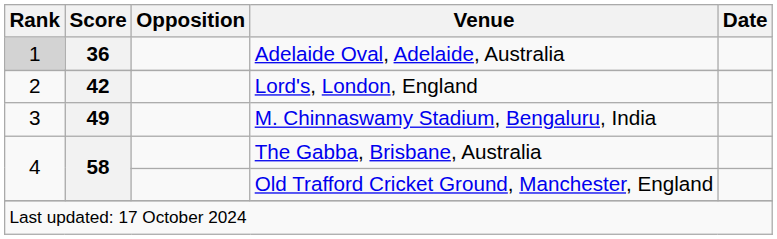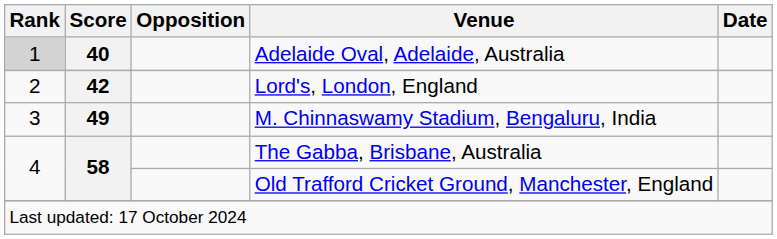(98, 53) 36 -> (98, 53) 40
